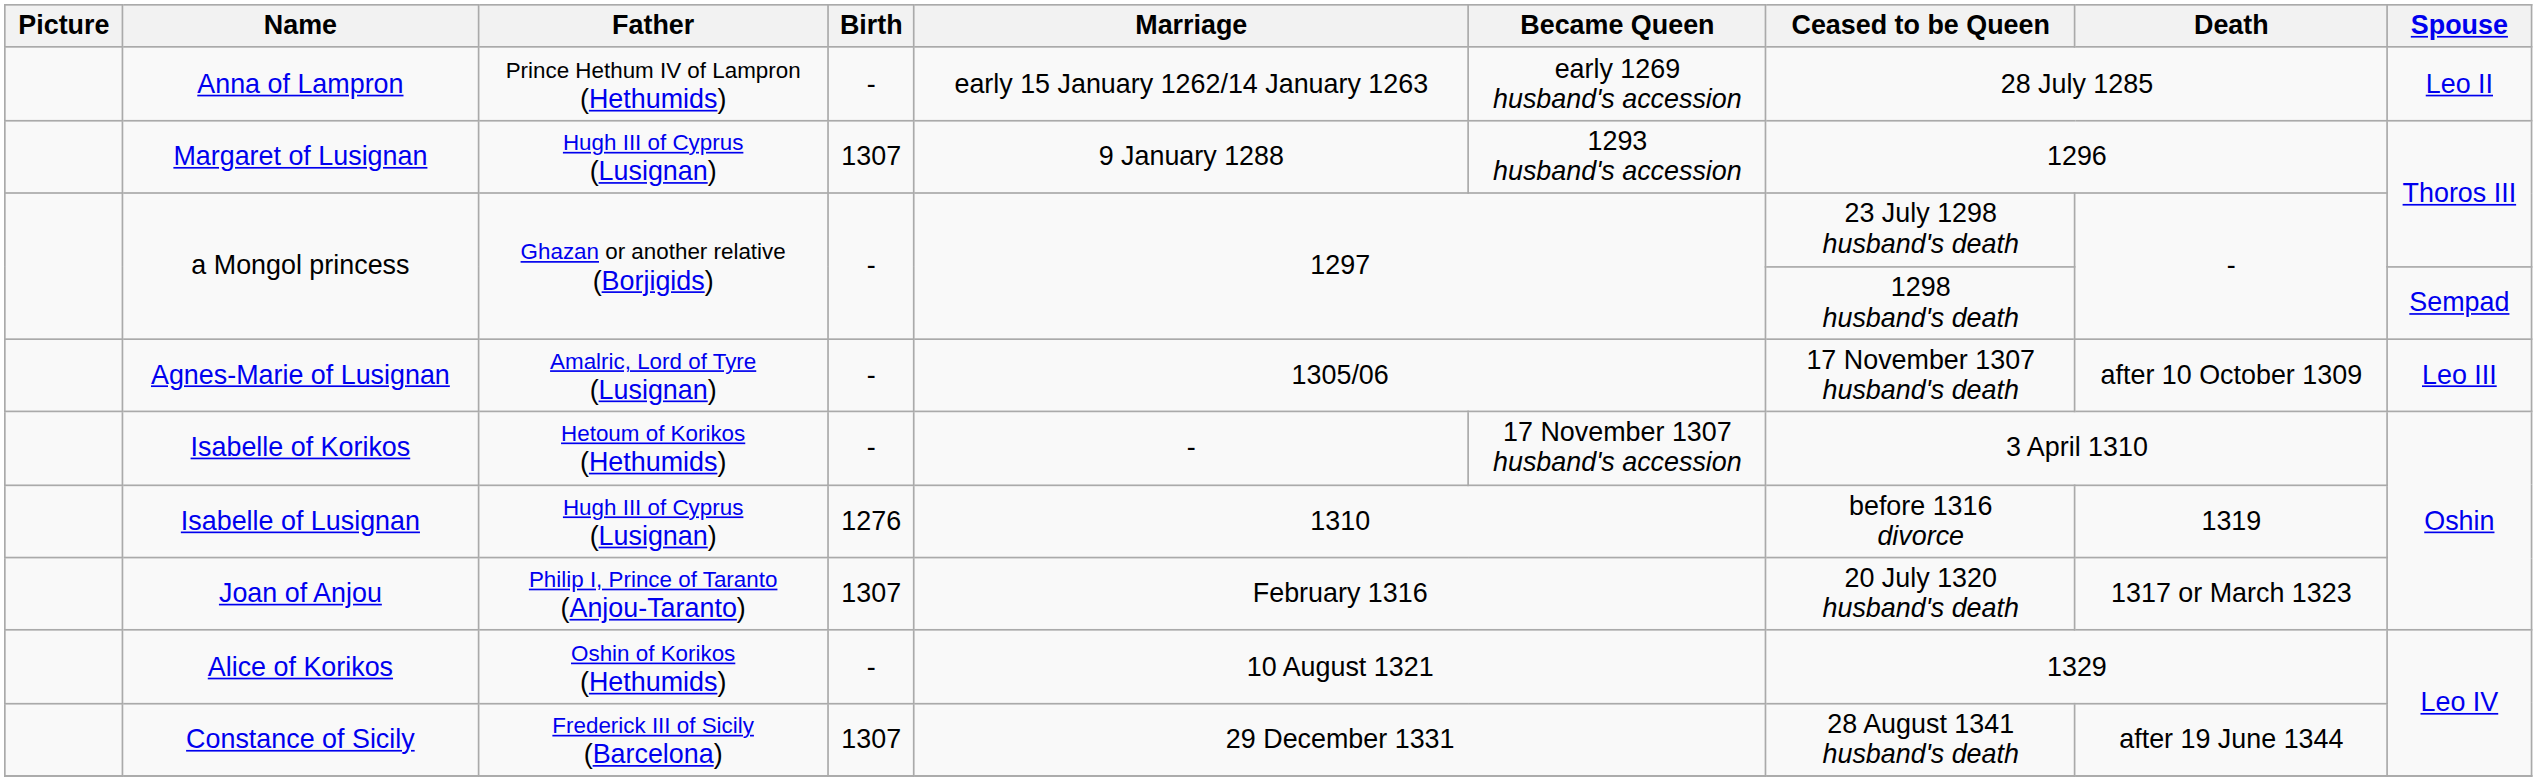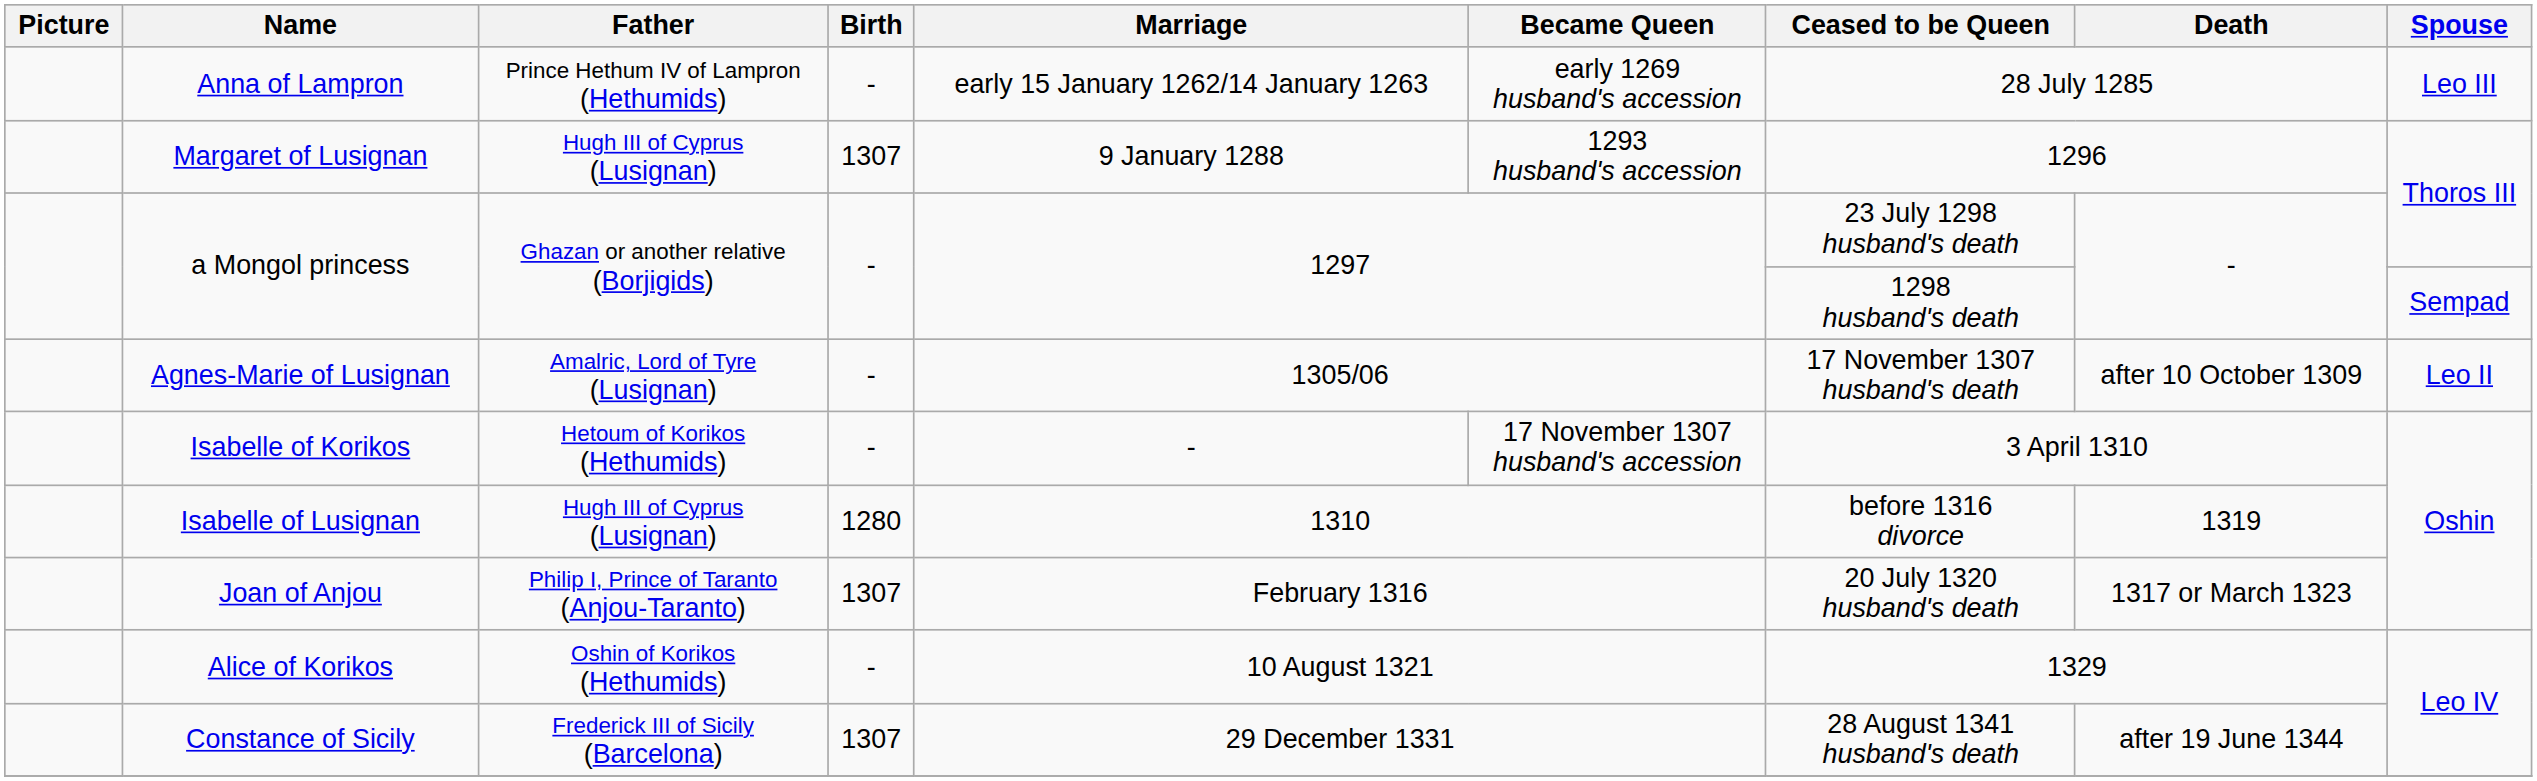(2459, 83) Leo II -> (2459, 83) Leo III
(2459, 375) Leo III -> (2459, 375) Leo II
(871, 520) 1276 -> (871, 520) 1280
